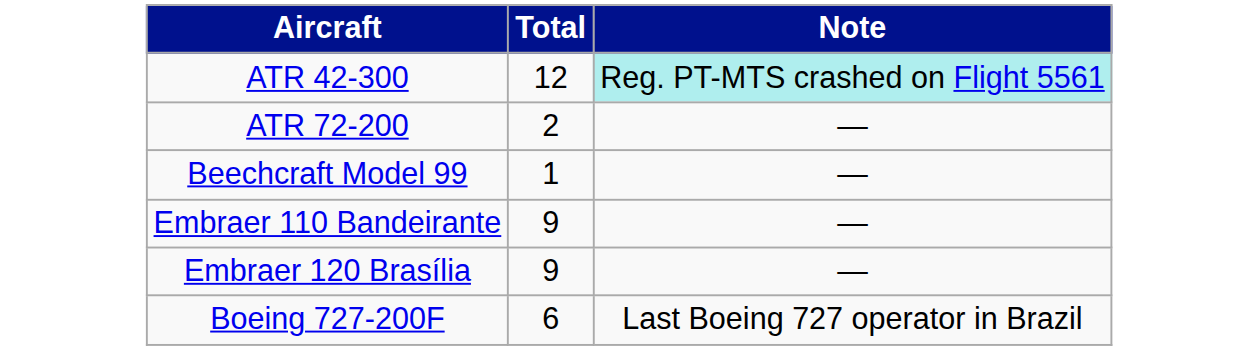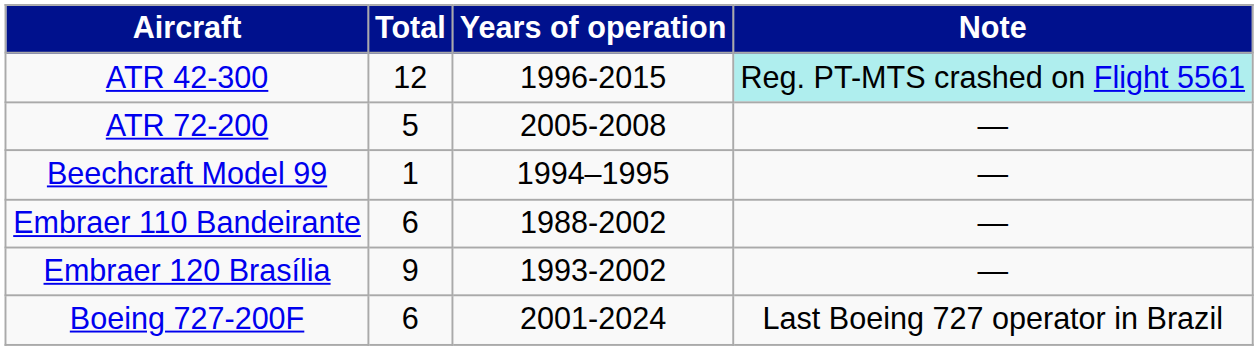+ column: (593, 28)
(551, 125) 2 -> (410, 125) 5
(551, 222) 9 -> (410, 222) 6
